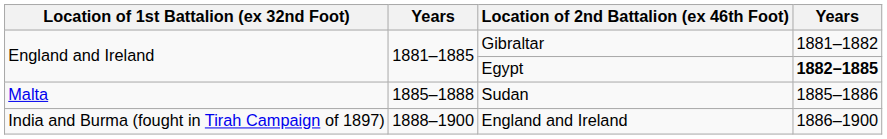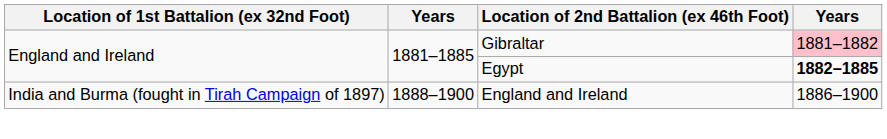(837, 43) no background -> (837, 43) pink background
- row: (505, 95)
